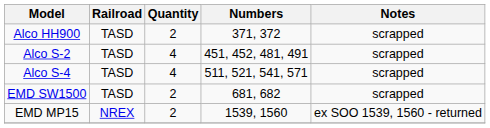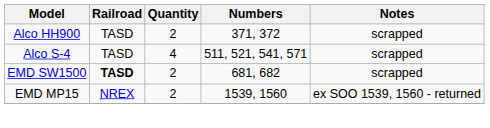- row: (47, 53)
(117, 93) normal -> (117, 73) bold
